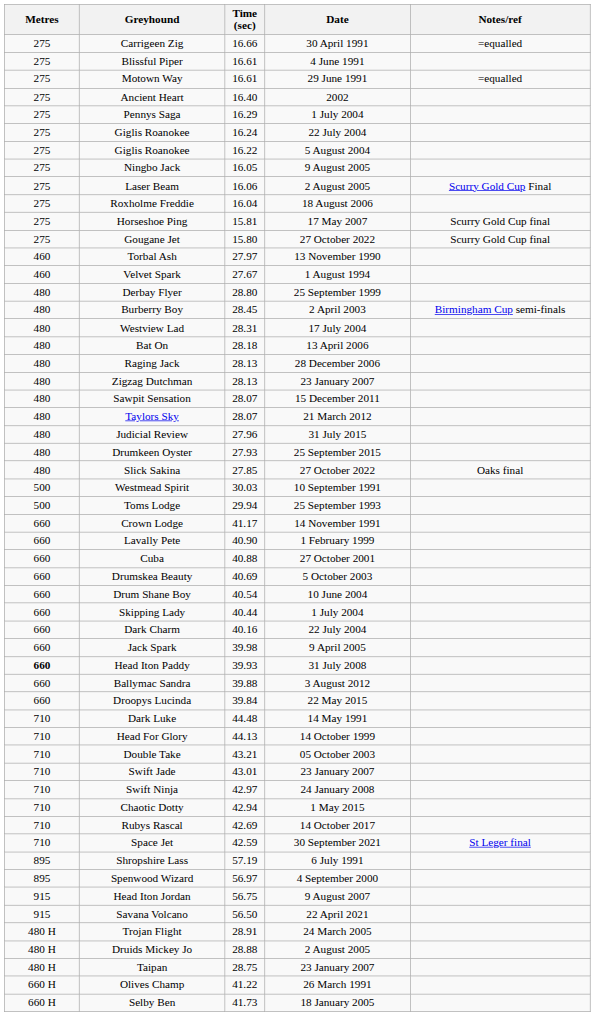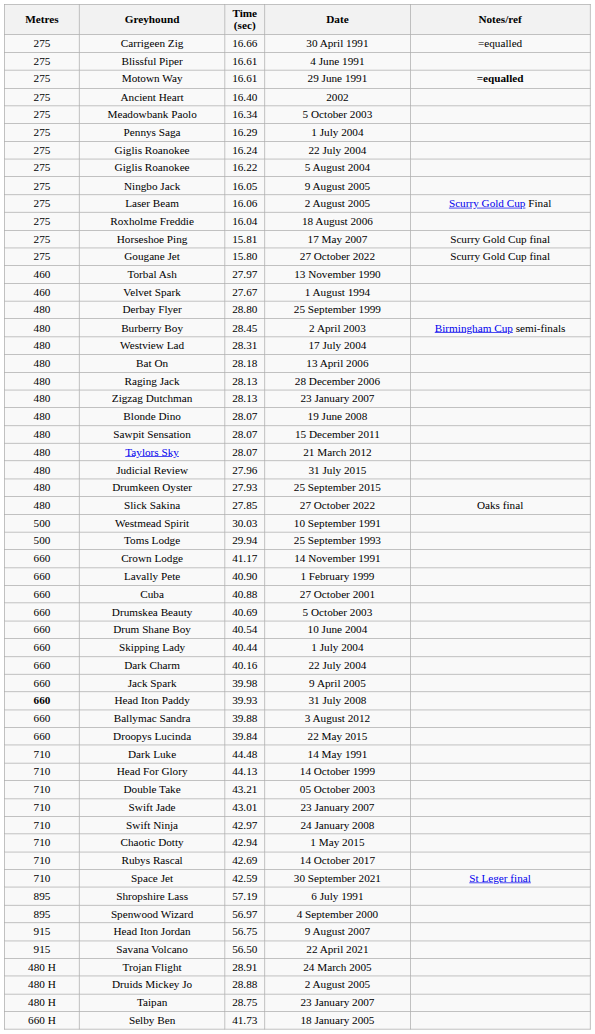(500, 79) normal -> (500, 79) bold
+ row: (152, 114)
+ row: (152, 416)
- row: (152, 985)
